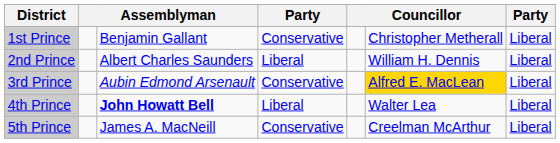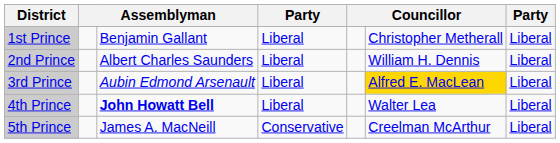(303, 37) Conservative -> (283, 37) Liberal
(303, 82) Conservative -> (283, 82) Liberal
